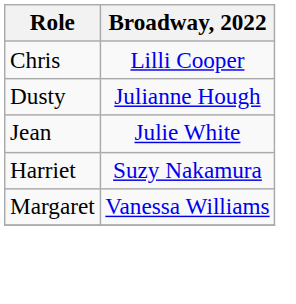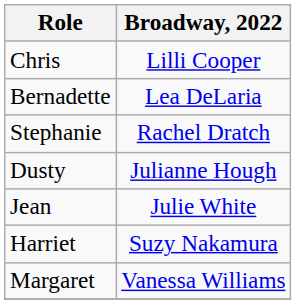+ row: (60, 96)
+ row: (56, 133)
